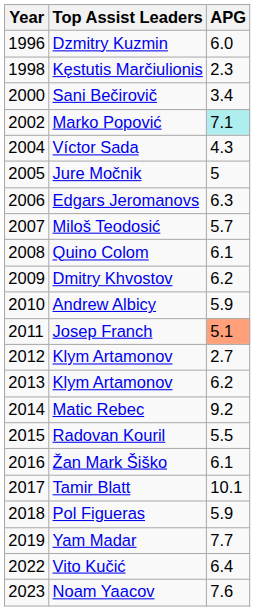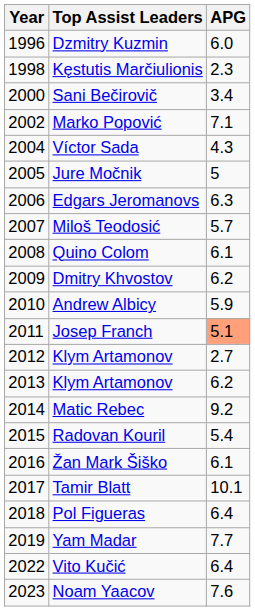(222, 122) paleturquoise background -> (222, 122) no background
(222, 435) 5.5 -> (222, 435) 5.4
(222, 514) 5.9 -> (222, 514) 6.4
